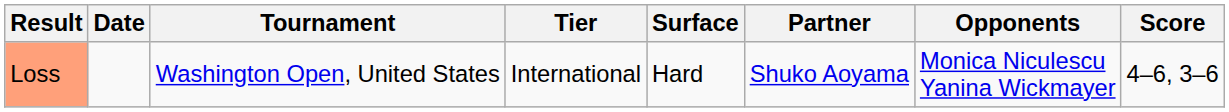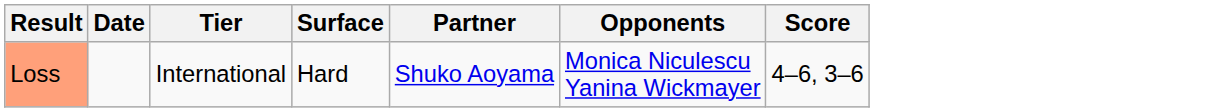- column: (328, 23)
